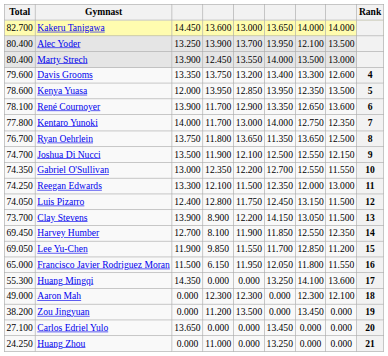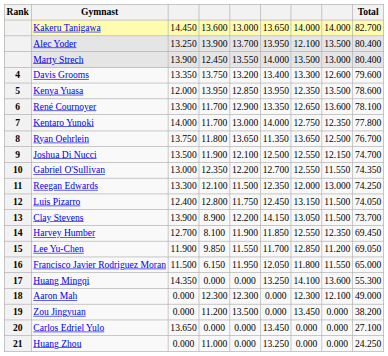columns swapped: (370, 12) <-> (20, 12)
